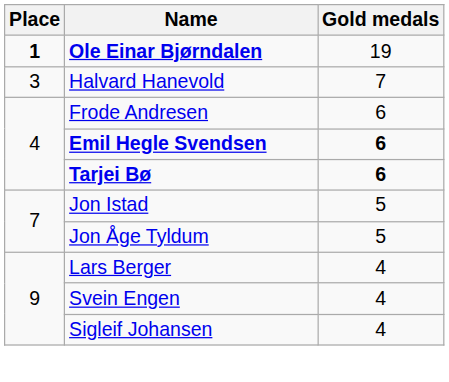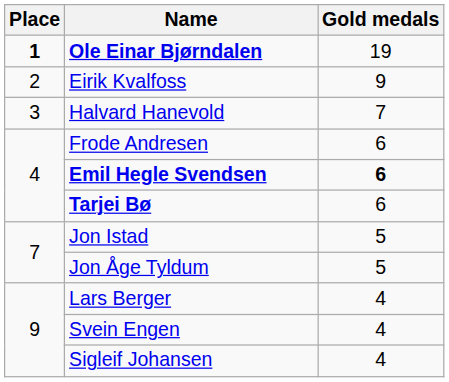+ row: (128, 81)
(381, 174) bold -> (381, 205) normal
